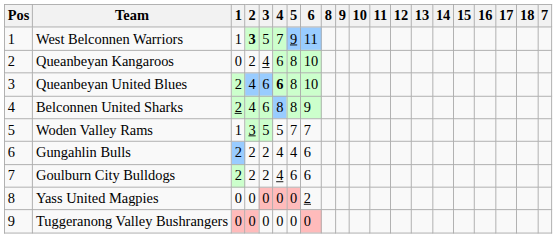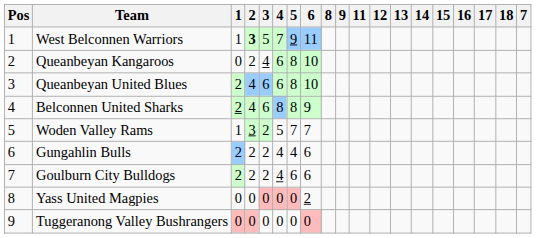- column: (360, 15)
(280, 84) bold -> (280, 84) normal
(266, 130) 5 -> (266, 130) 2
